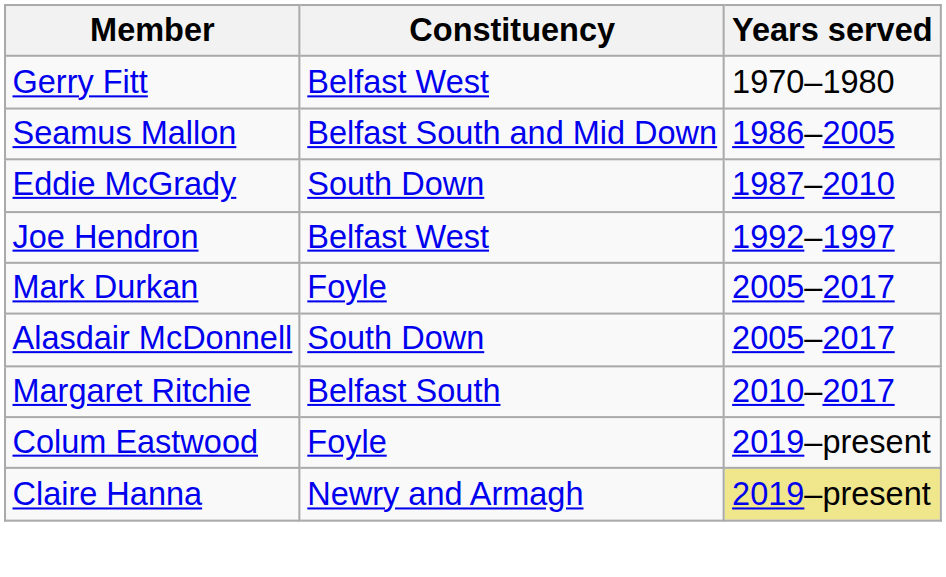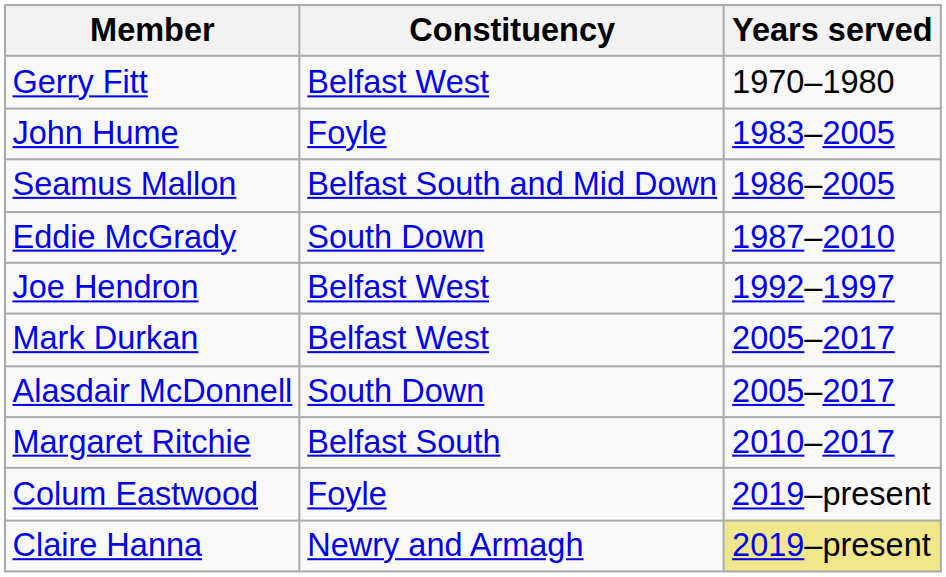+ row: (96, 133)
(347, 287) Foyle -> (398, 339) Belfast West
